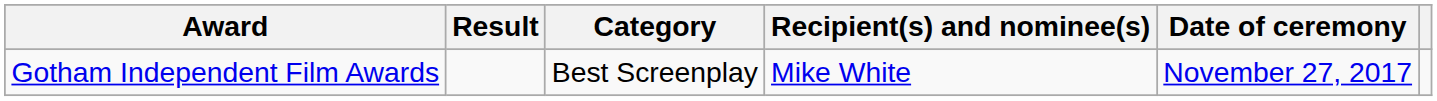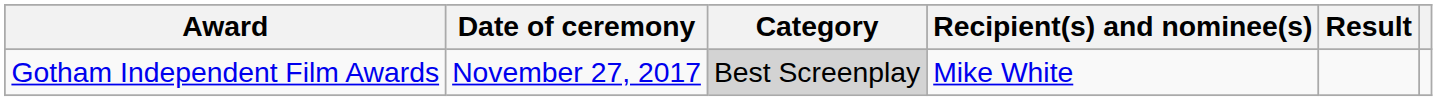columns swapped: (1288, 26) <-> (495, 26)
(655, 71) no background -> (817, 71) lightgrey background
